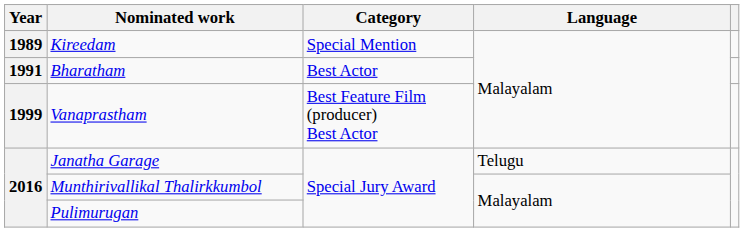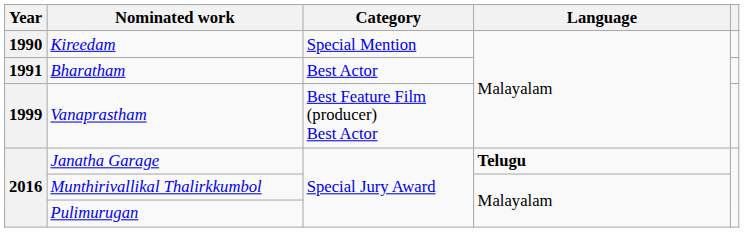(26, 44) 1989 -> (26, 44) 1990
(501, 160) normal -> (502, 160) bold
